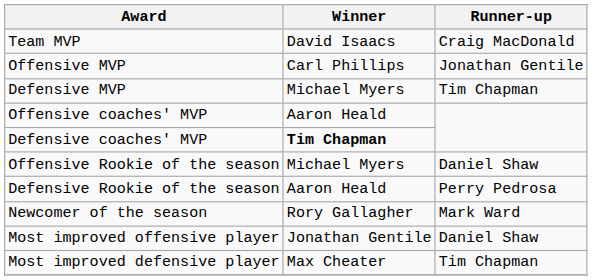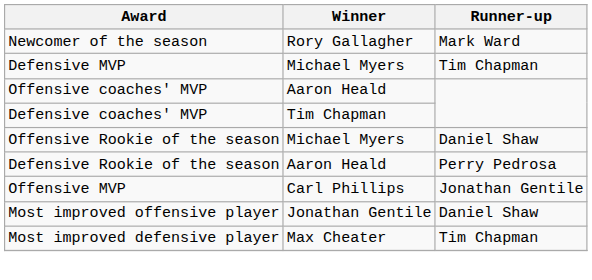- row: (44, 41)
rows swapped: (67, 66) <-> (108, 213)
(337, 140) bold -> (337, 115) normal
